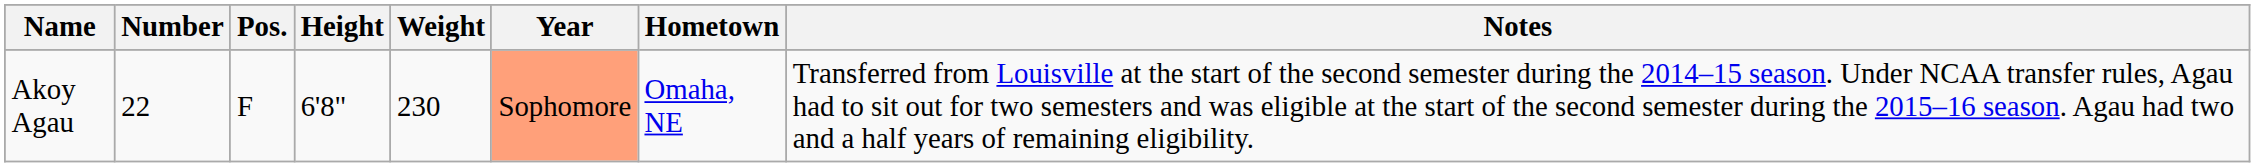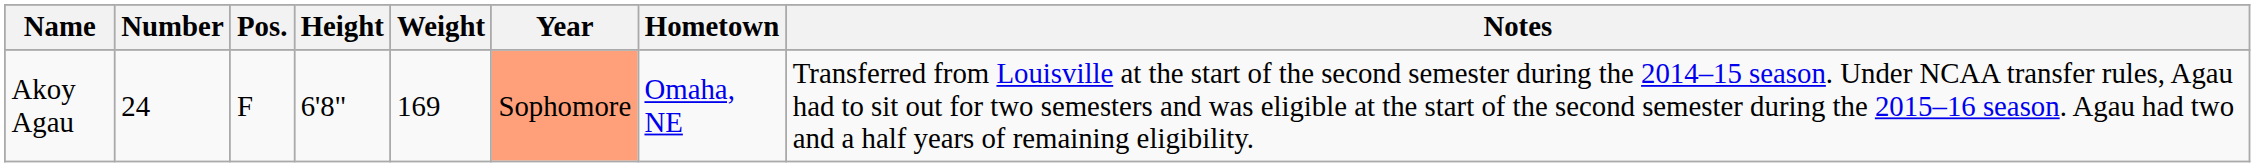(136, 105) 22 -> (136, 105) 24
(419, 105) 230 -> (419, 105) 169
